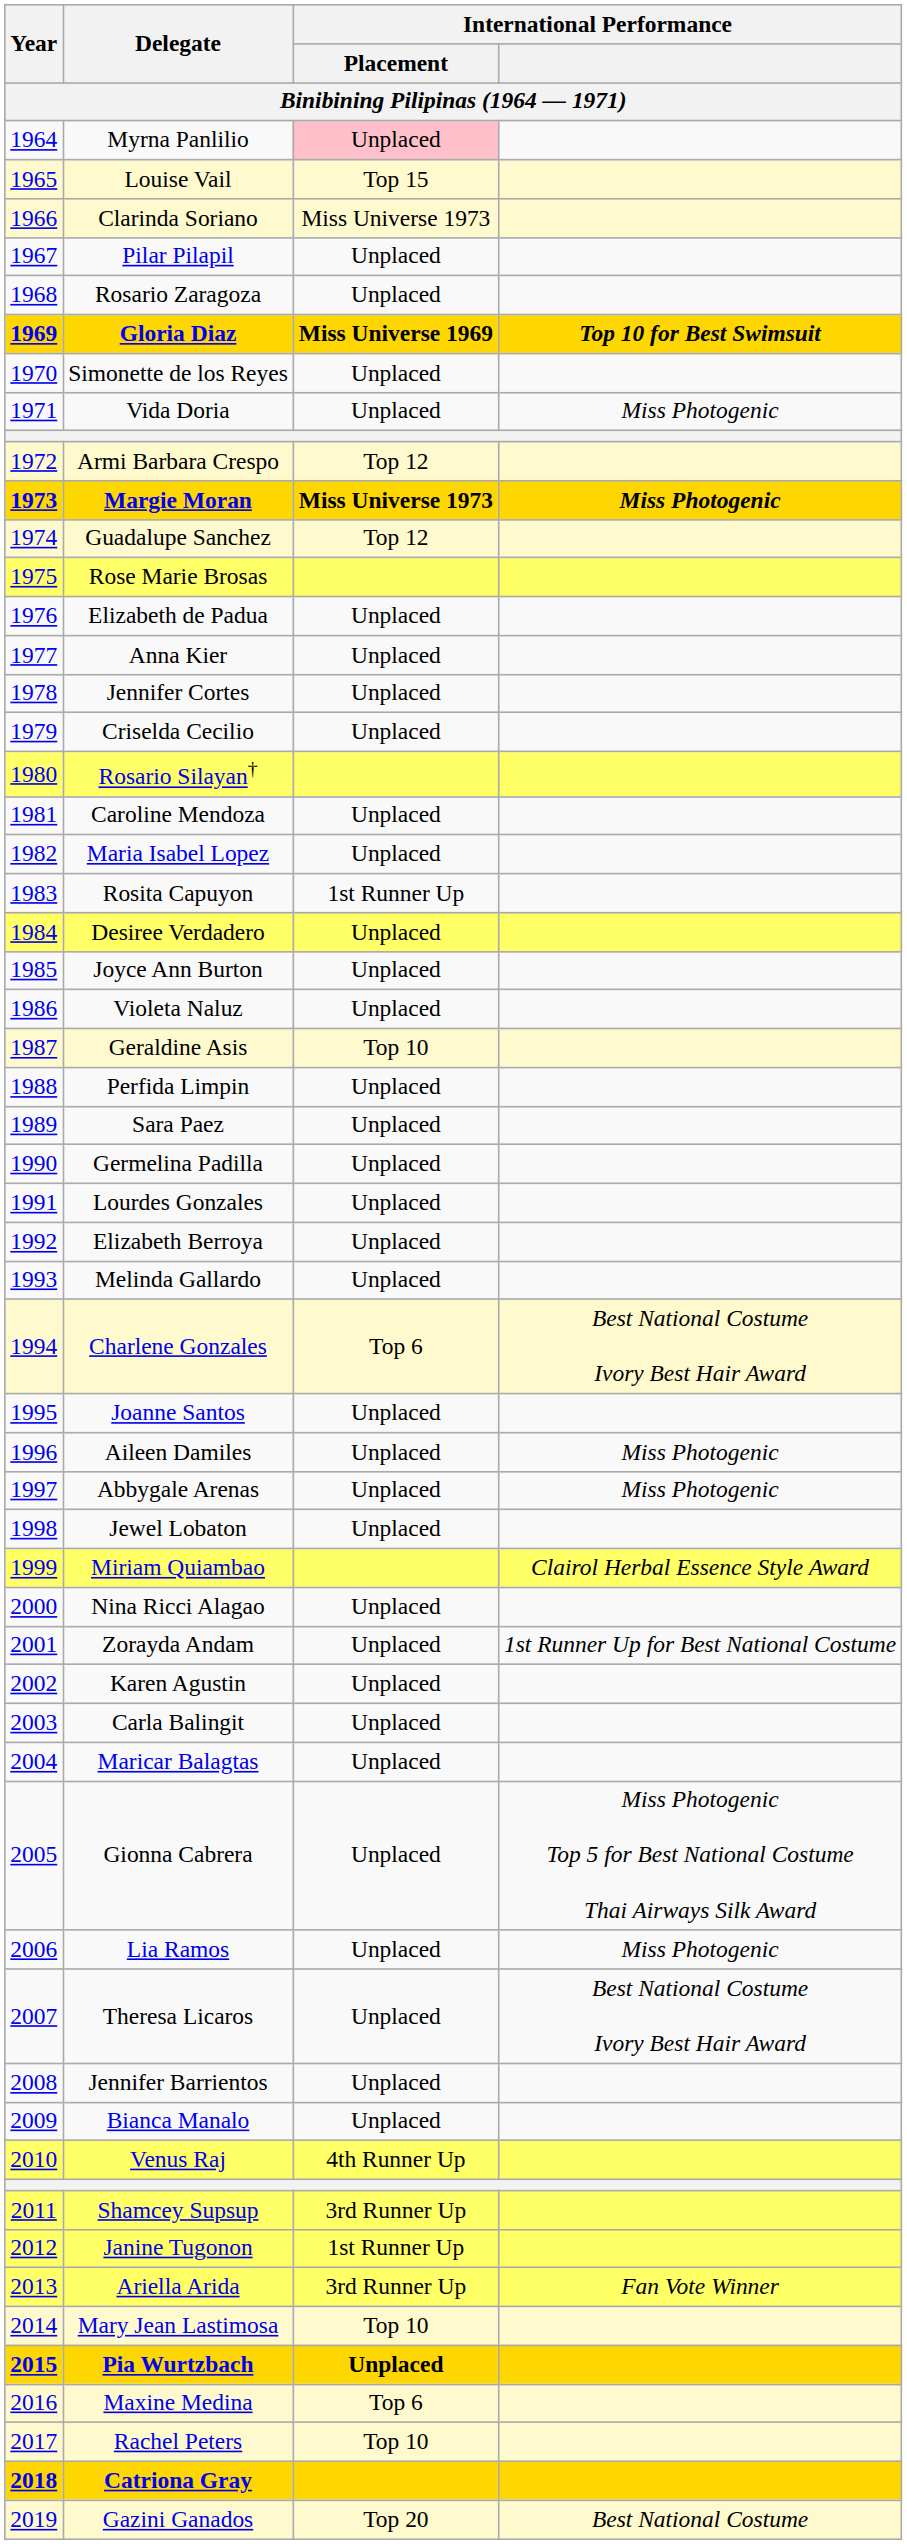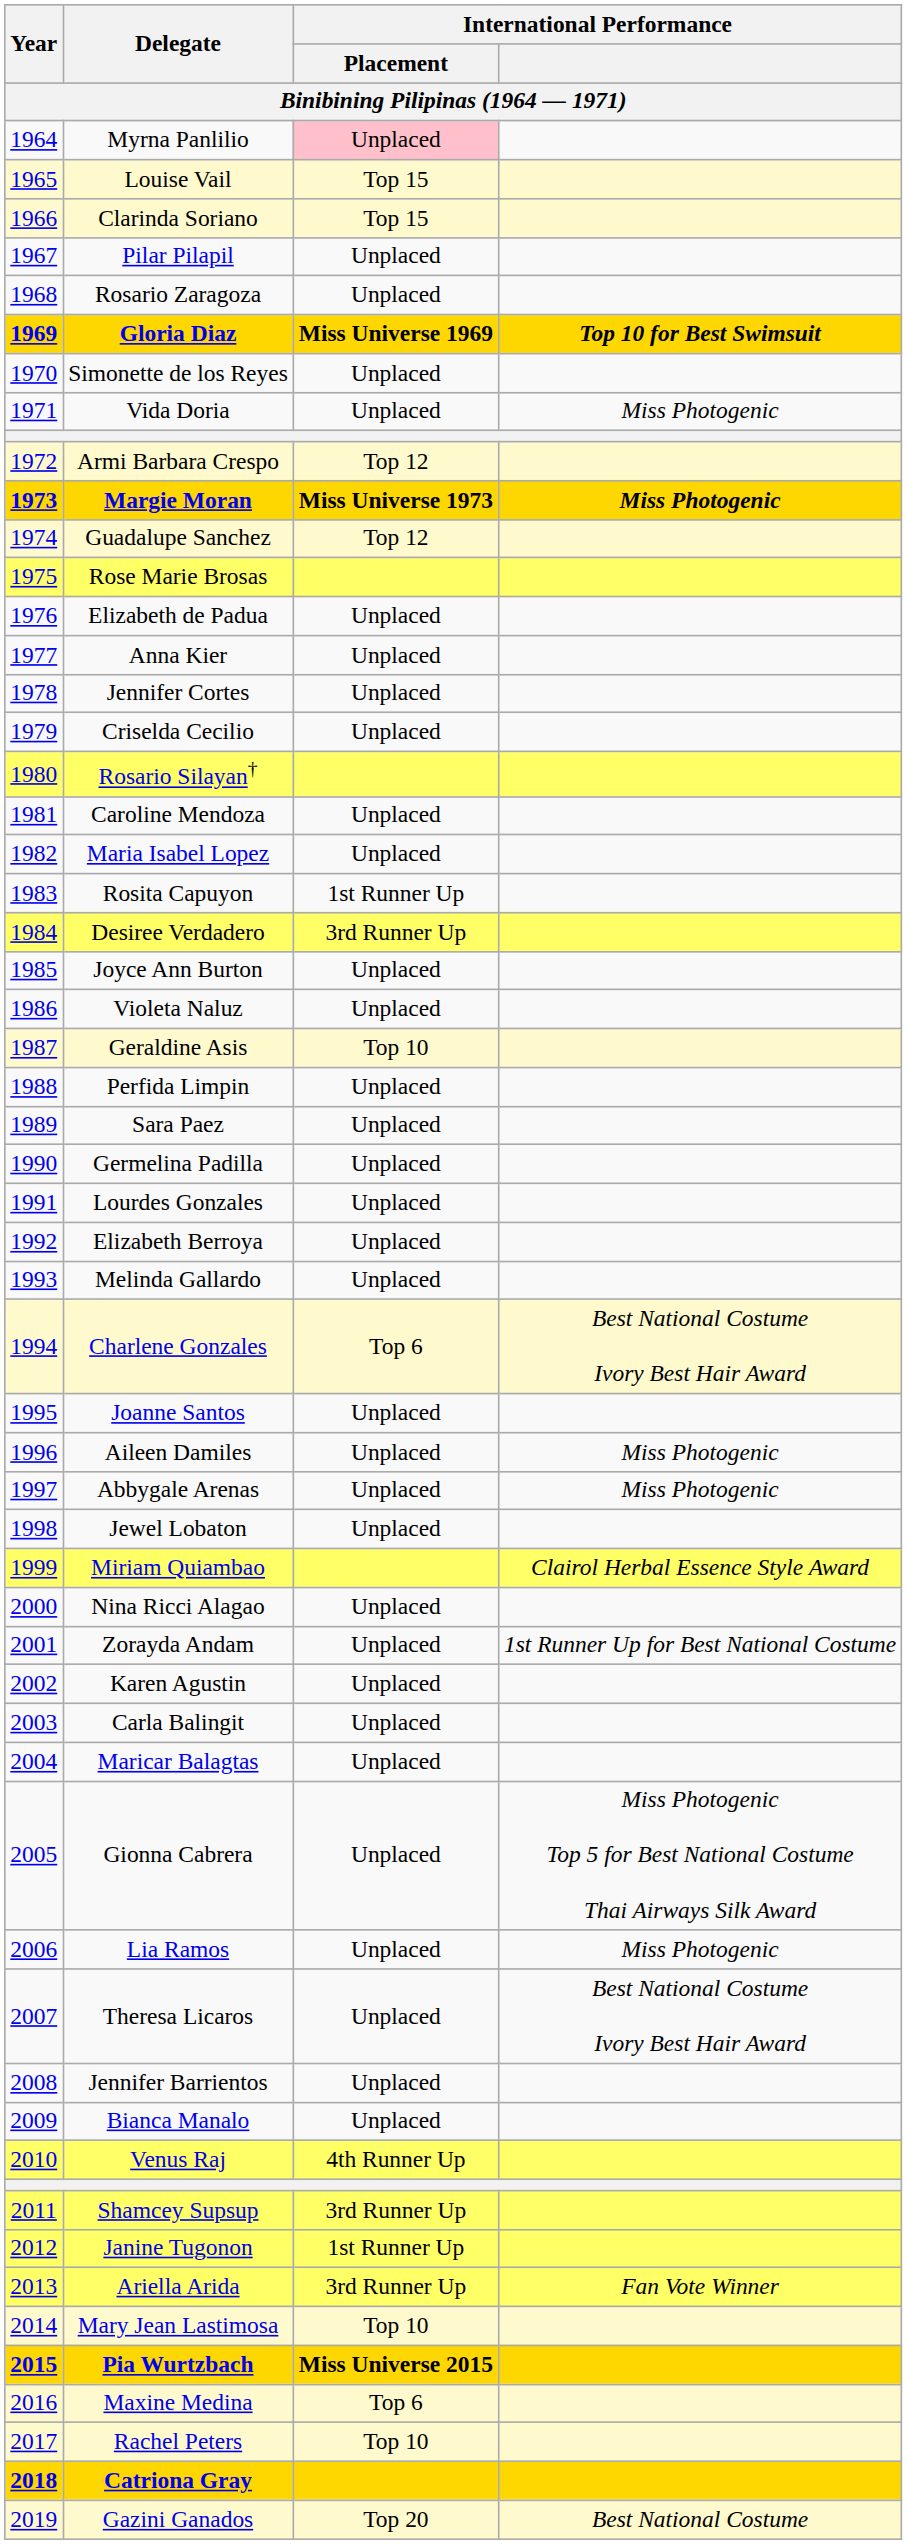(396, 217) Miss Universe 1973 -> (396, 217) Top 15
(396, 931) Unplaced -> (396, 931) 3rd Runner Up
(396, 2364) Unplaced -> (396, 2364) Miss Universe 2015
